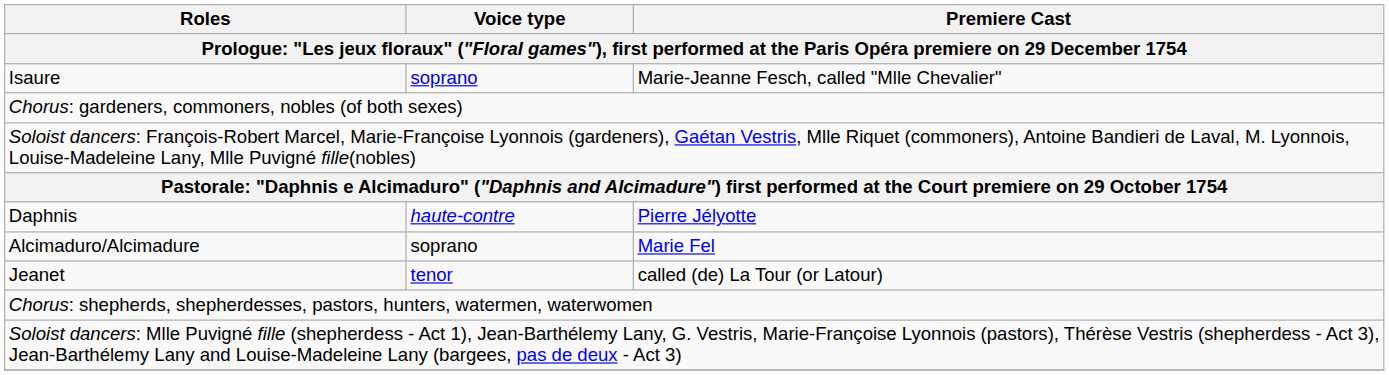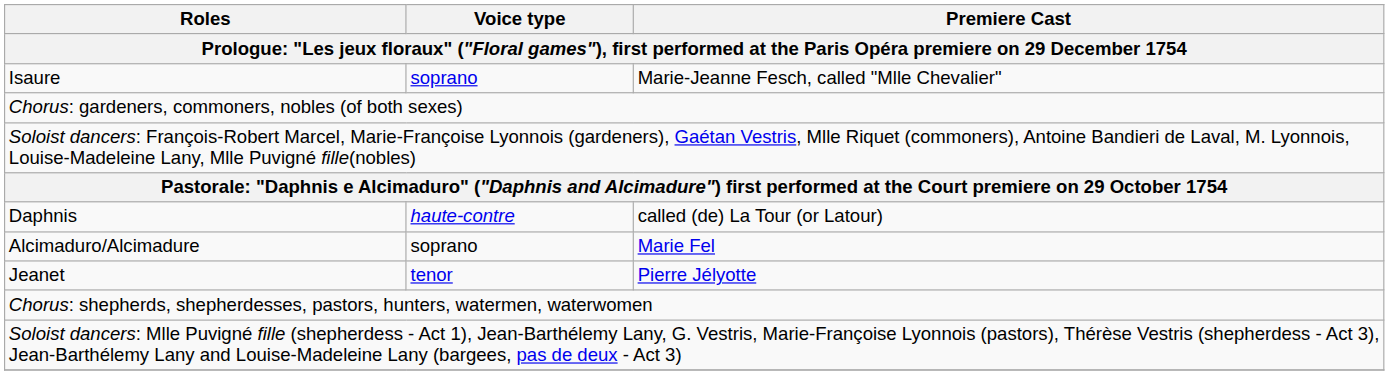(697, 216) Pierre Jélyotte -> (760, 216) called (de) La Tour (or Latour)
(760, 275) called (de) La Tour (or Latour) -> (697, 275) Pierre Jélyotte
